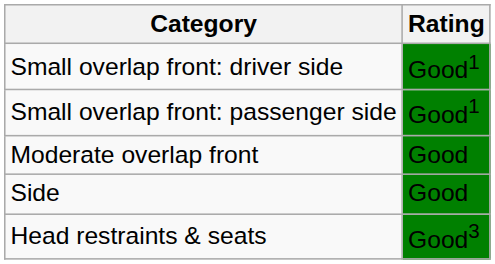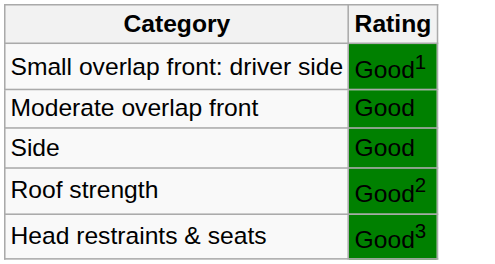- row: (204, 112)
+ row: (84, 190)
